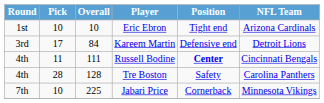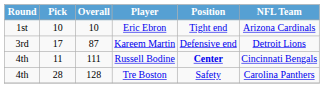(94, 43) 84 -> (94, 43) 87
- row: (145, 91)
